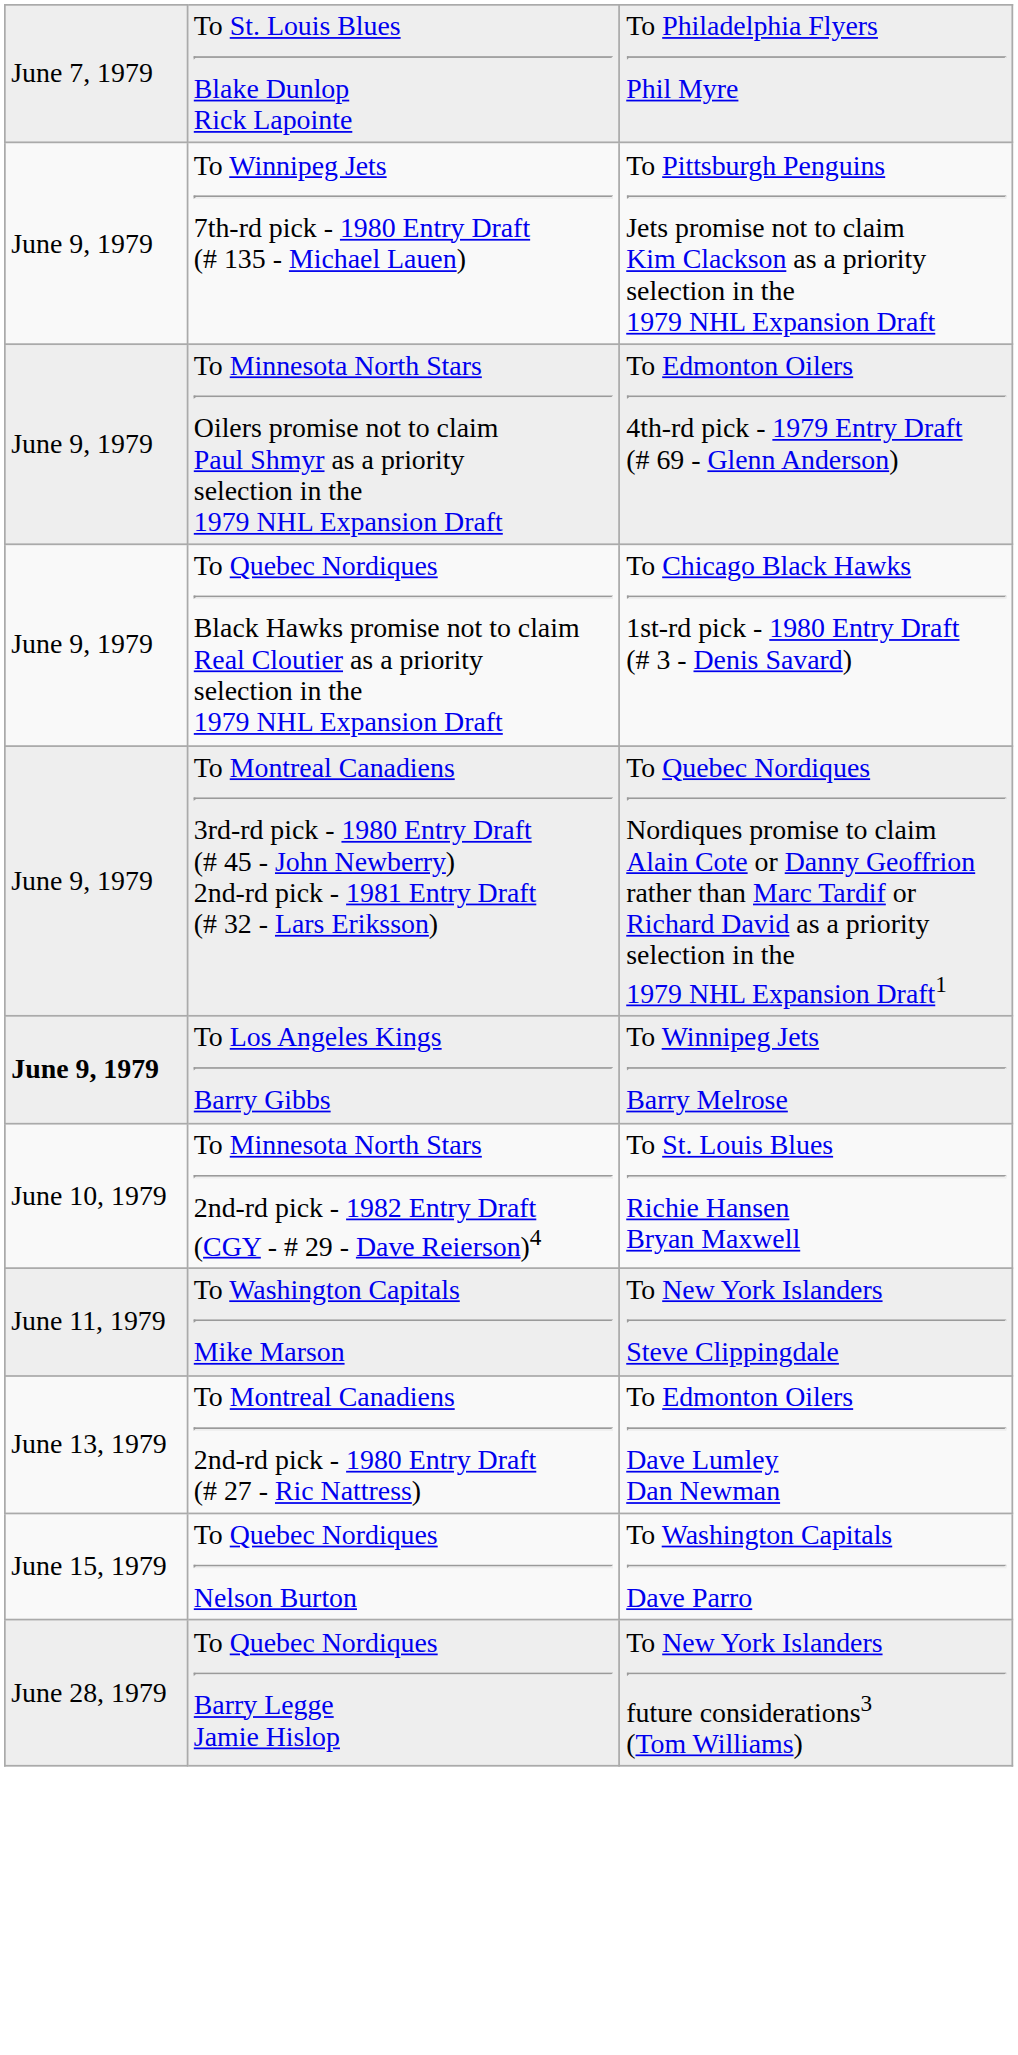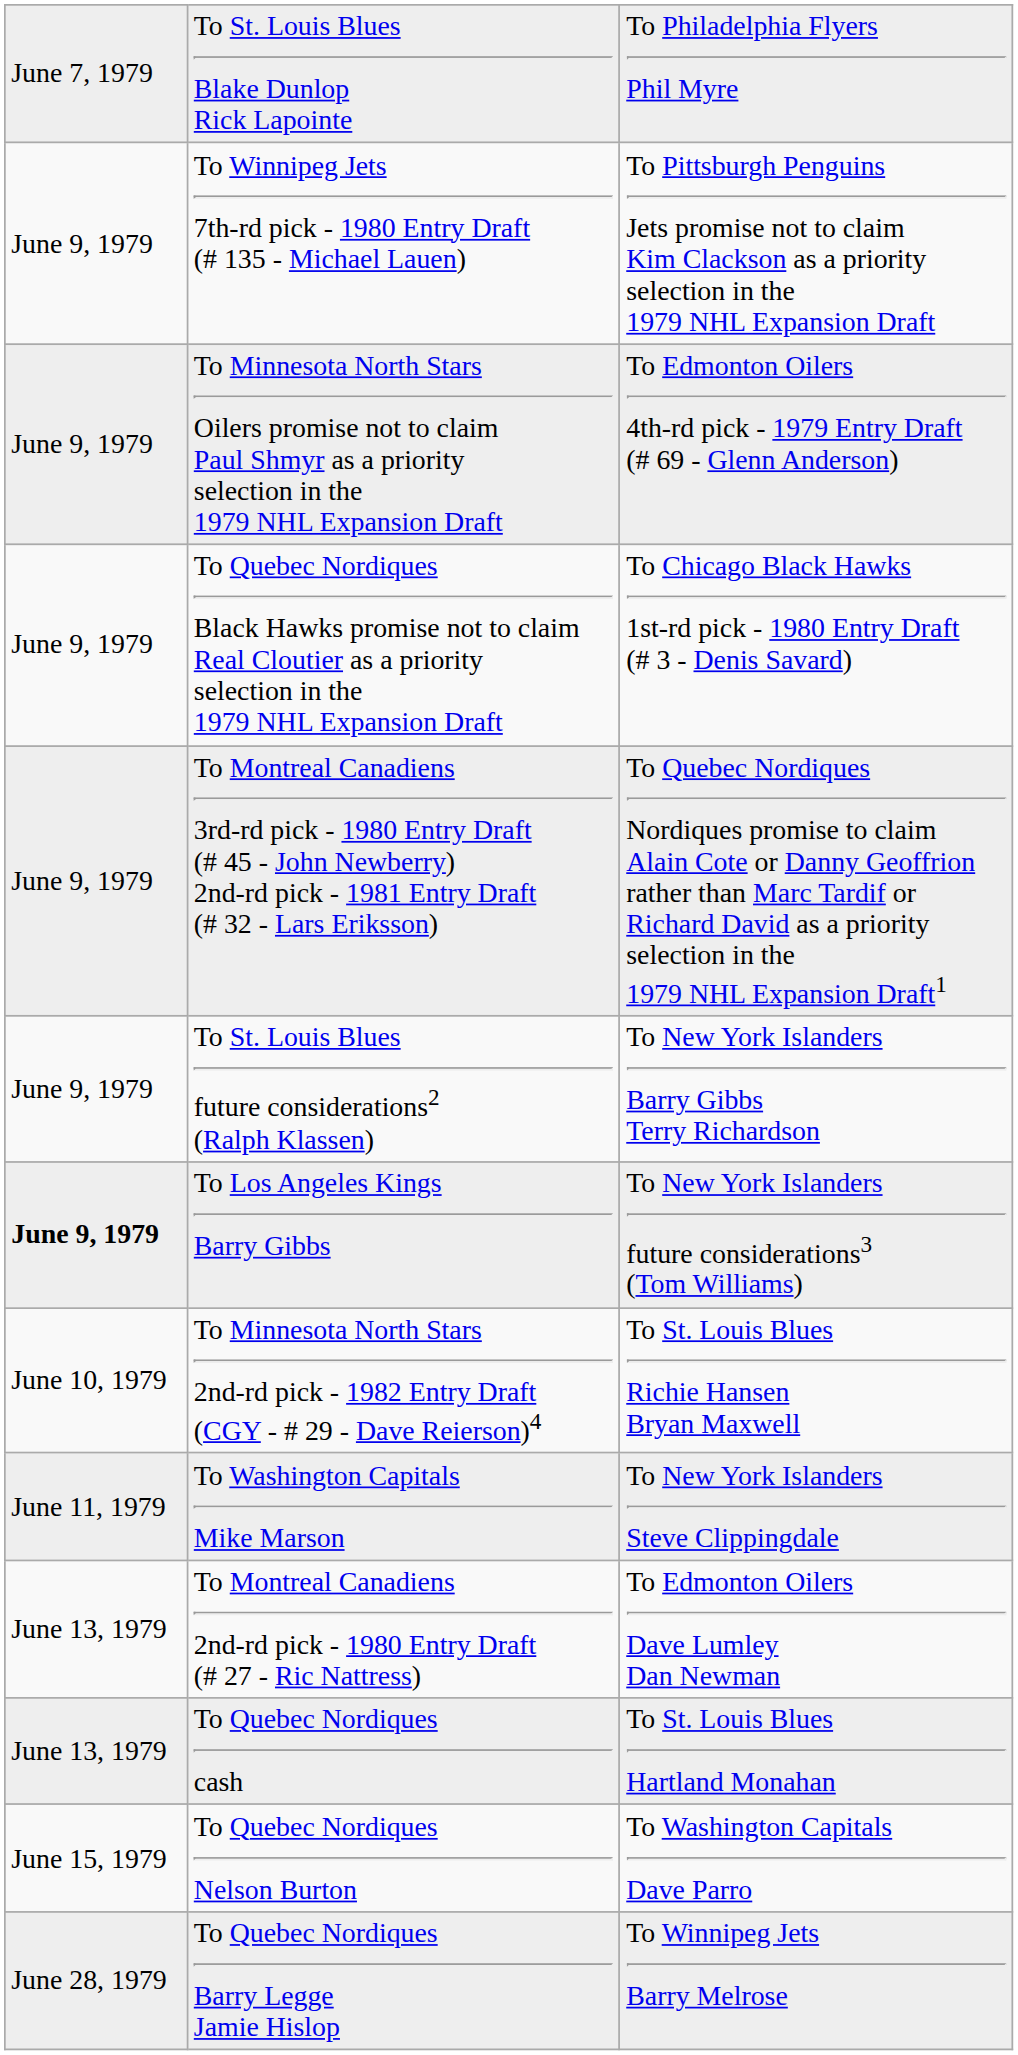+ row: (404, 1088)
(816, 1069) To Winnipeg Jets Barry Melrose -> (816, 1234) To New York Islanders future considerations3 (Tom Williams)
+ row: (404, 1751)
(816, 1692) To New York Islanders future considerations3 (Tom Williams) -> (816, 1964) To Winnipeg Jets Barry Melrose
